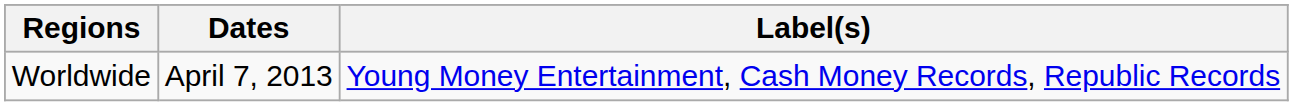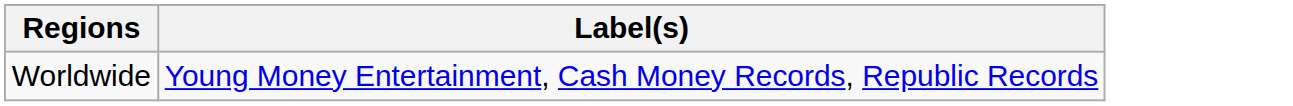- column: (249, 28)
